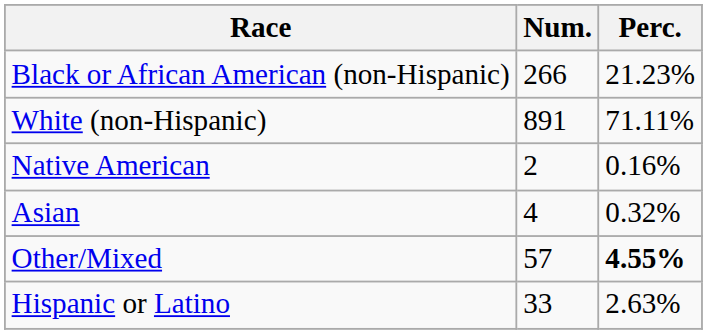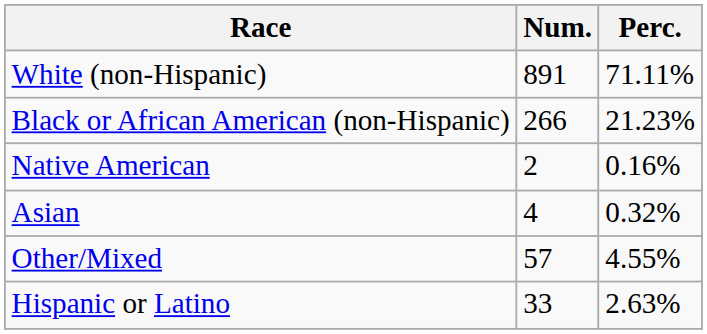rows swapped: (139, 119) <-> (261, 73)
(645, 258) bold -> (643, 258) normal
